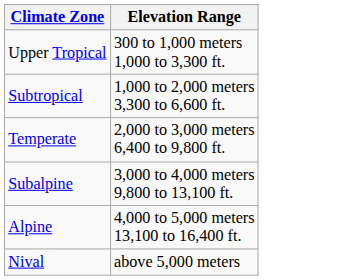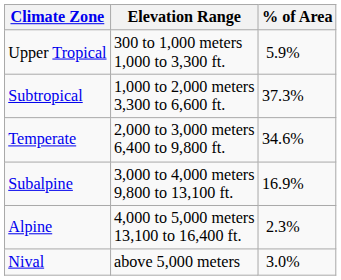+ column: (297, 17)
